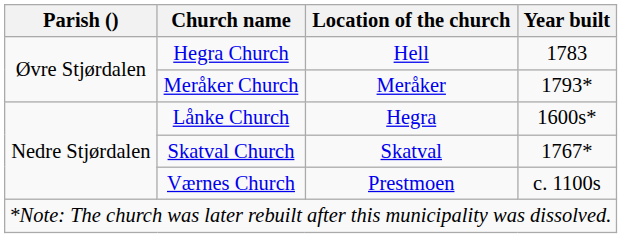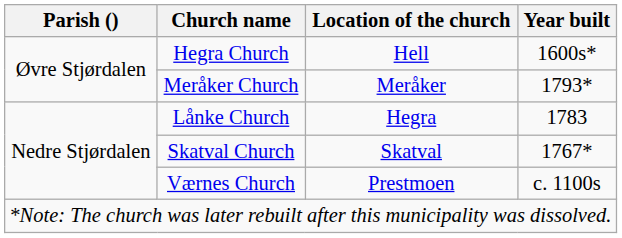(567, 53) 1783 -> (567, 53) 1600s*
(567, 118) 1600s* -> (567, 118) 1783
